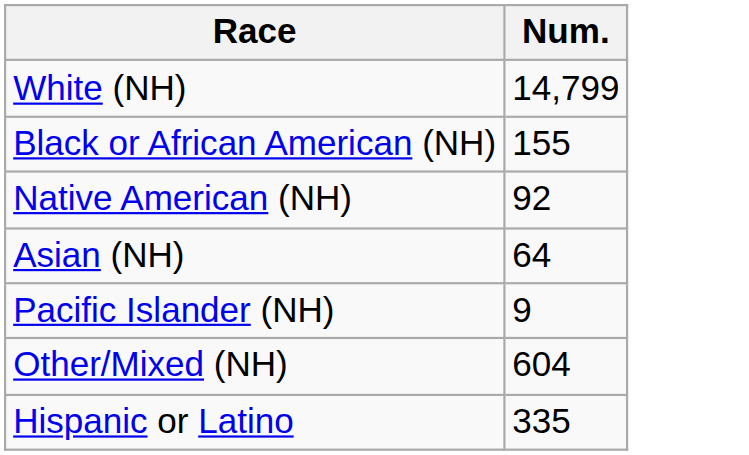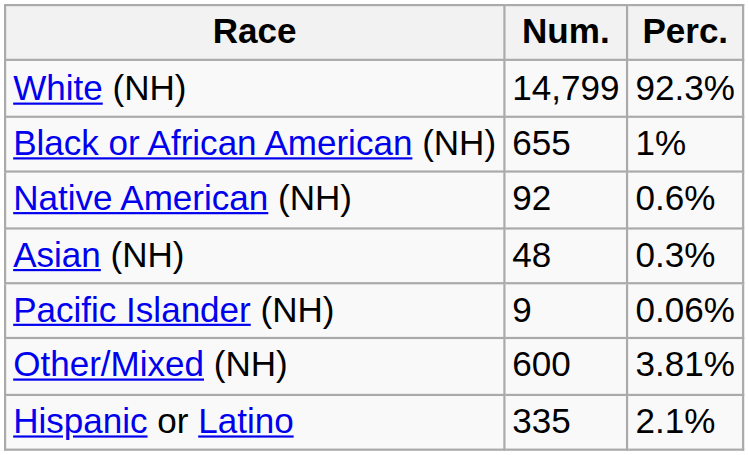+ column: (685, 32)
(541, 143) 155 -> (541, 143) 655
(532, 254) 64 -> (532, 254) 48
(541, 365) 604 -> (541, 365) 600
